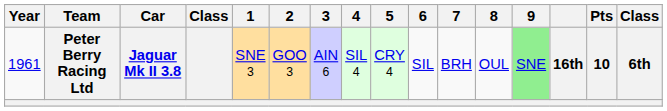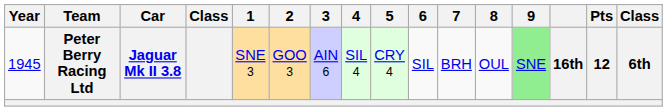(24, 63) 1961 -> (24, 63) 1945
(602, 63) 10 -> (602, 63) 12
